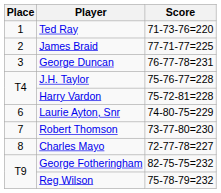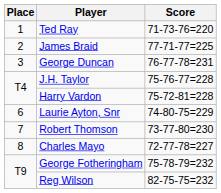(180, 163) 82-75-75=232 -> (180, 163) 75-78-79=232
(180, 180) 75-78-79=232 -> (180, 180) 82-75-75=232
